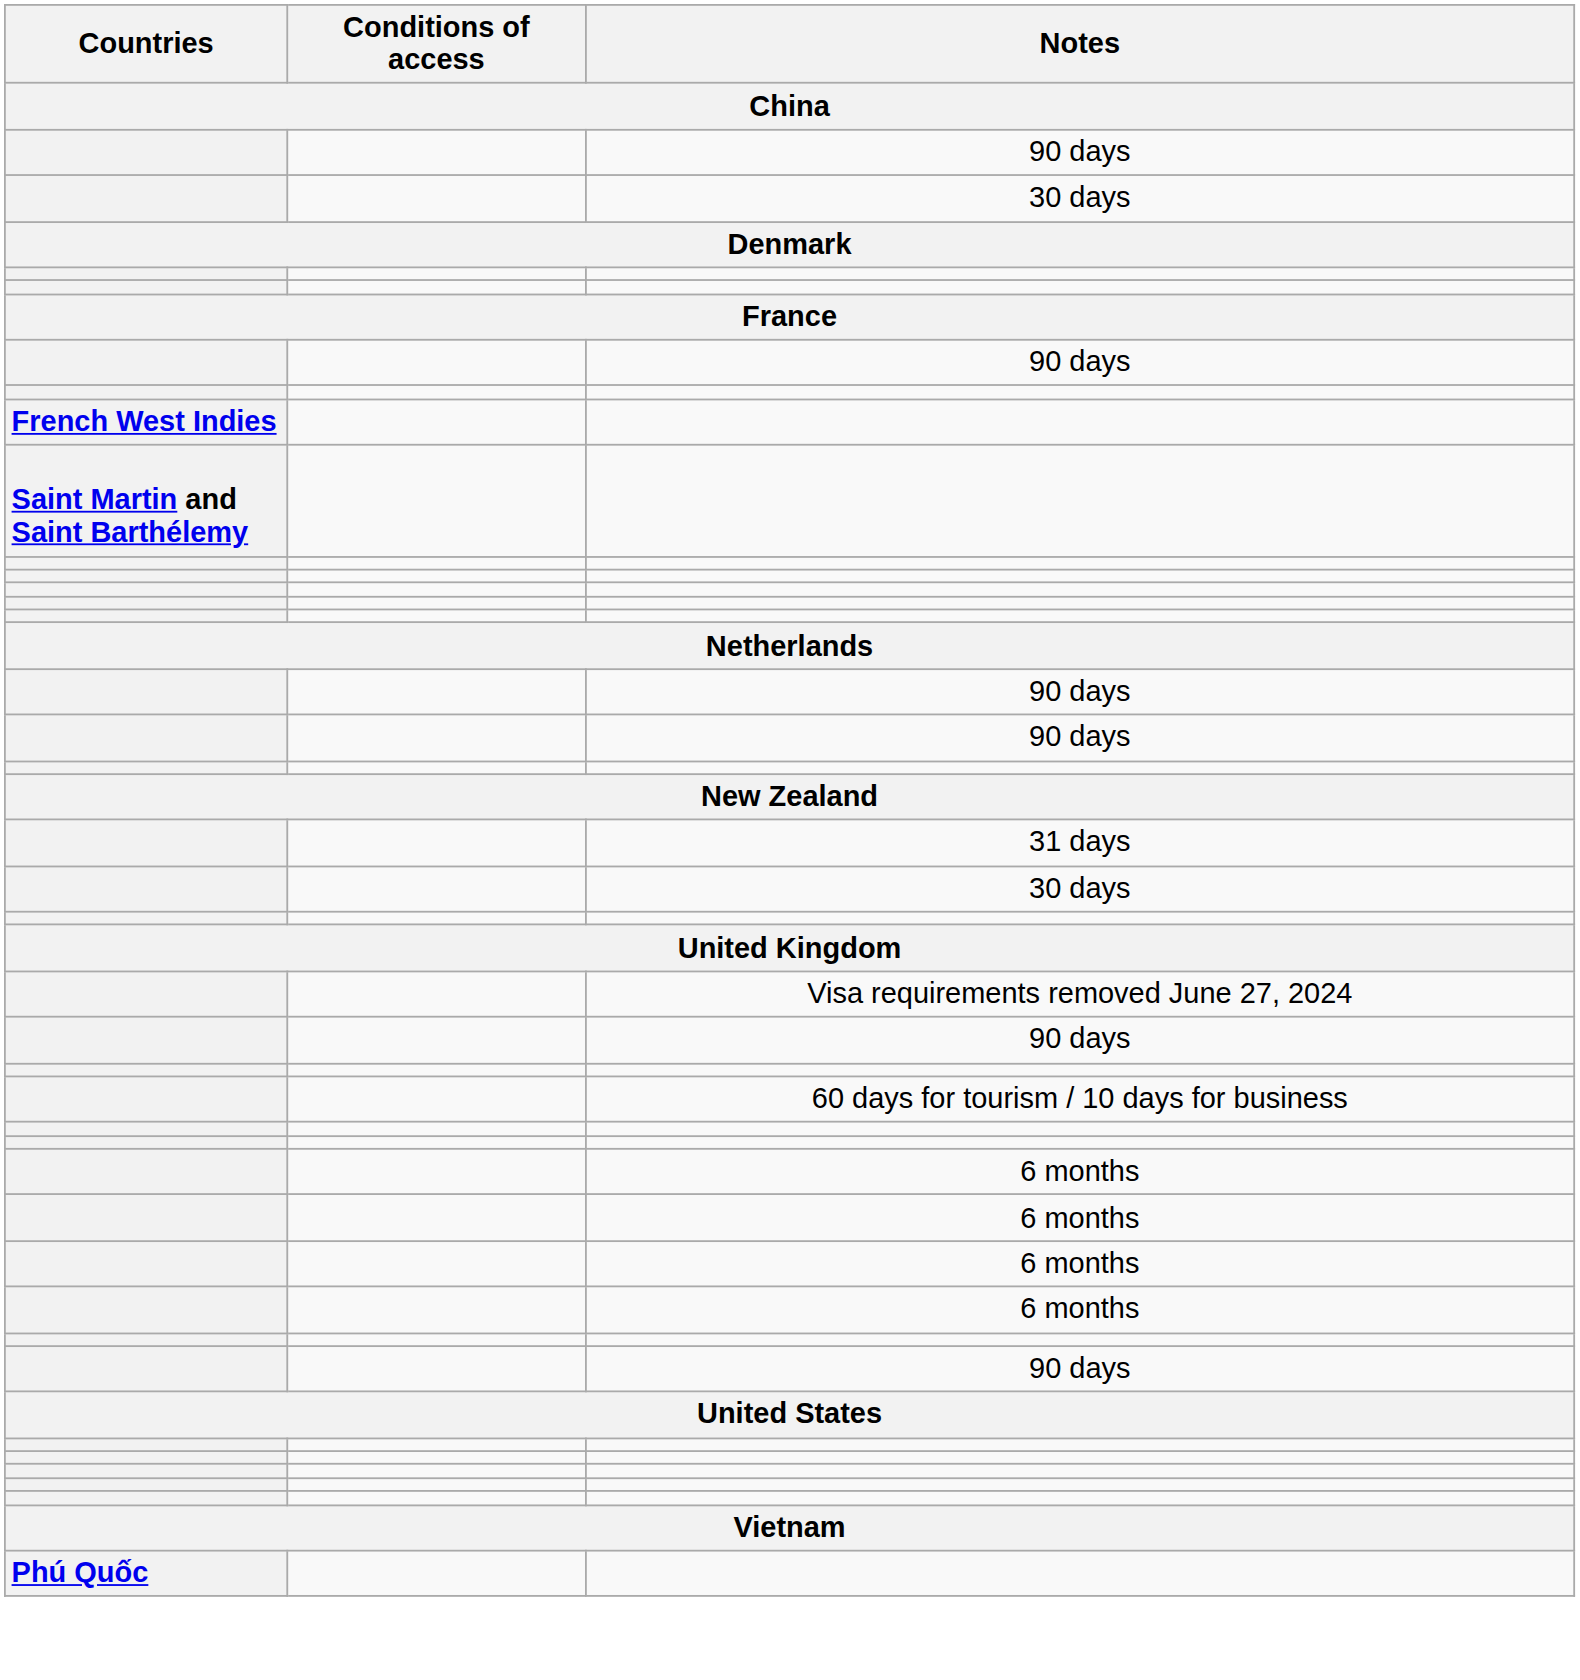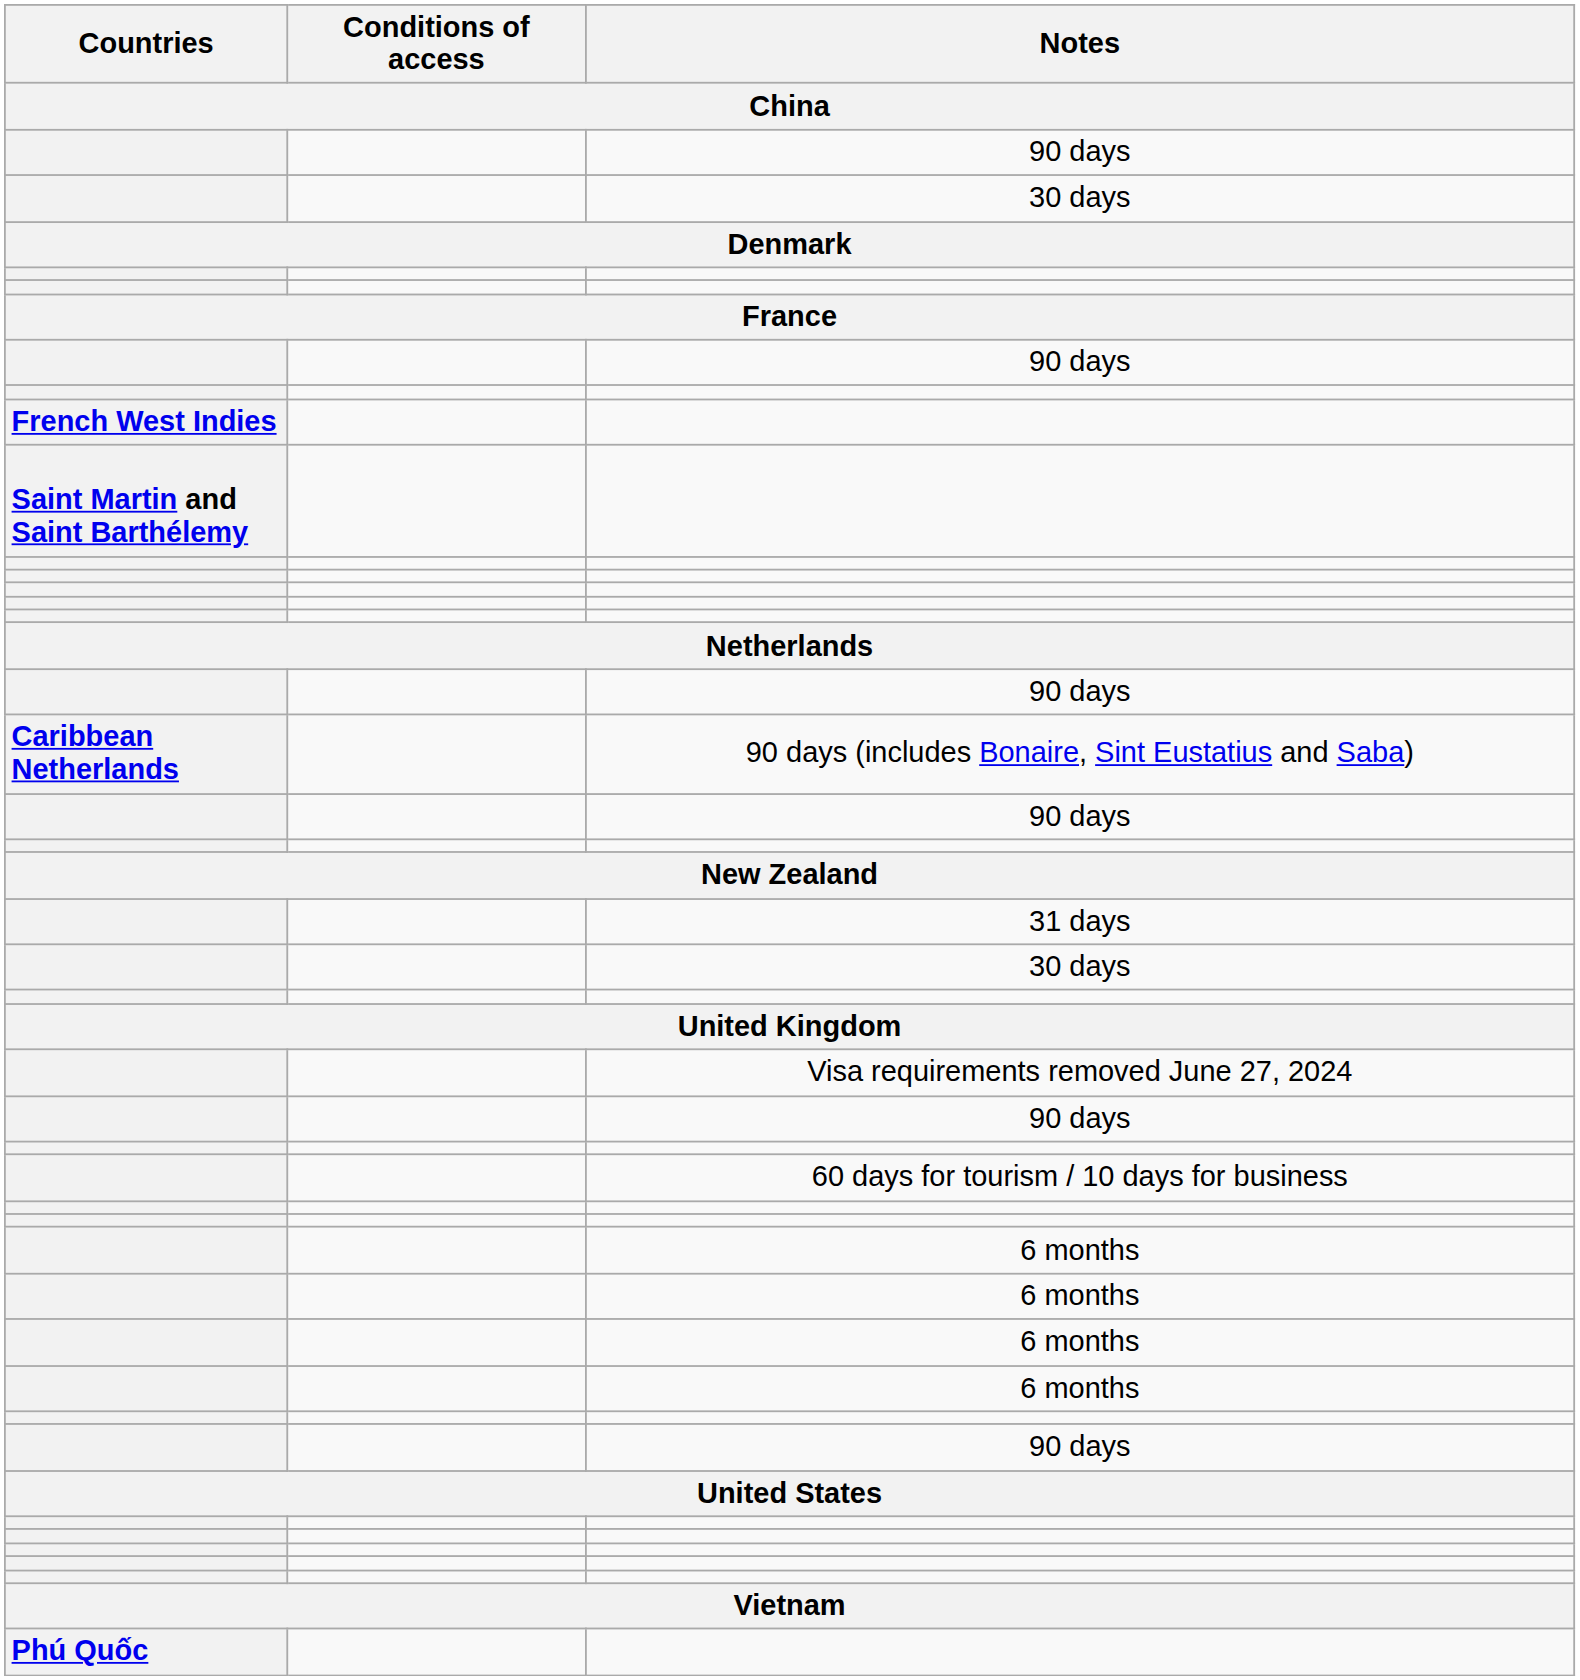+ row: (95, 753)
